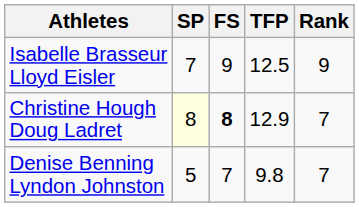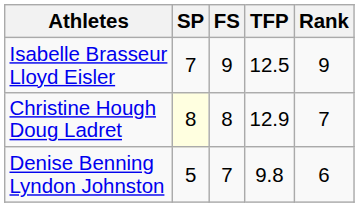(227, 120) bold -> (227, 120) normal
(324, 175) 7 -> (324, 175) 6
